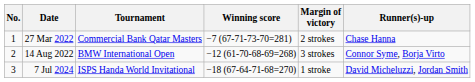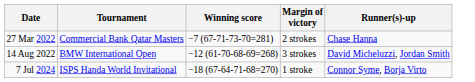- column: (13, 18)
(395, 54) Connor Syme, Borja Virto -> (388, 54) David Micheluzzi, Jordan Smith
(407, 70) David Micheluzzi, Jordan Smith -> (377, 70) Connor Syme, Borja Virto
